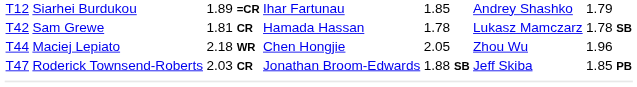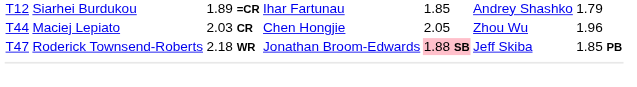- row: (17, 27)
(231, 46) 2.18 WR -> (230, 27) 2.03 CR
(230, 65) 2.03 CR -> (231, 46) 2.18 WR
(447, 65) no background -> (447, 46) pink background
